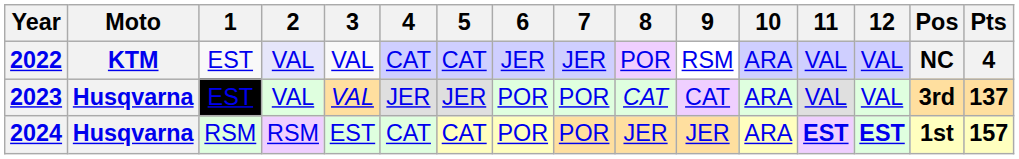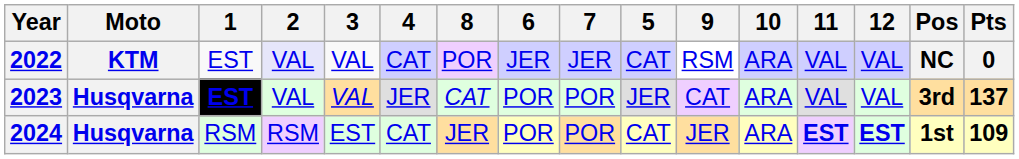columns swapped: (464, 23) <-> (646, 23)
(989, 60) 4 -> (989, 60) 0
(230, 97) normal -> (230, 97) bold
(989, 134) 157 -> (989, 134) 109
